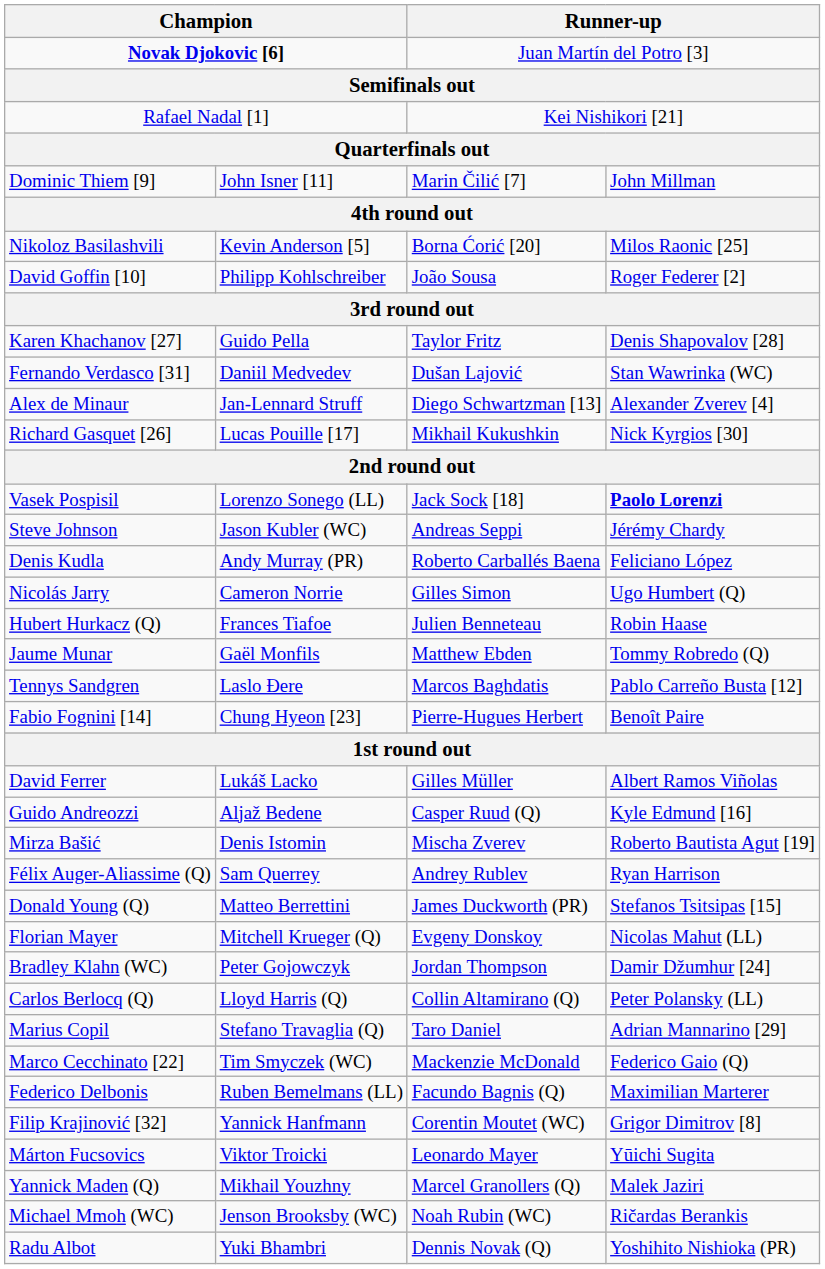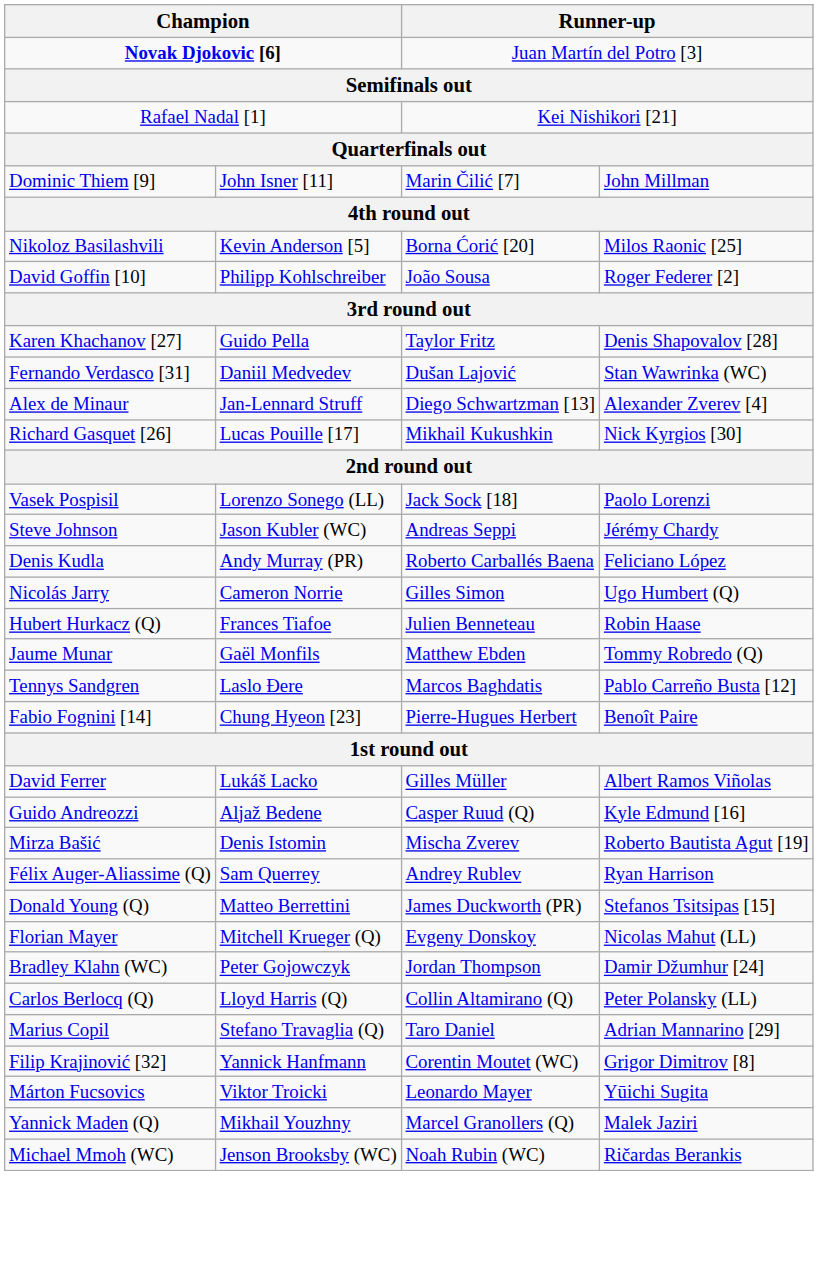(666, 499) bold -> (657, 499) normal
- row: (96, 1061)
- row: (78, 1092)
- row: (52, 1248)
